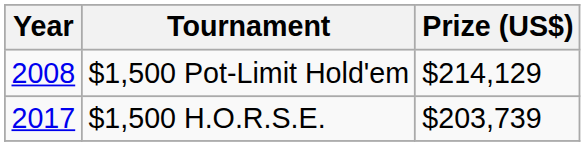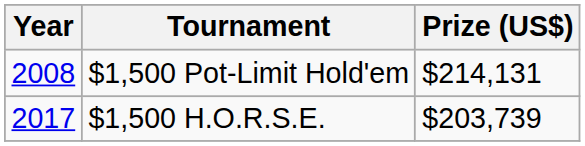(482, 72) $214,129 -> (482, 72) $214,131
